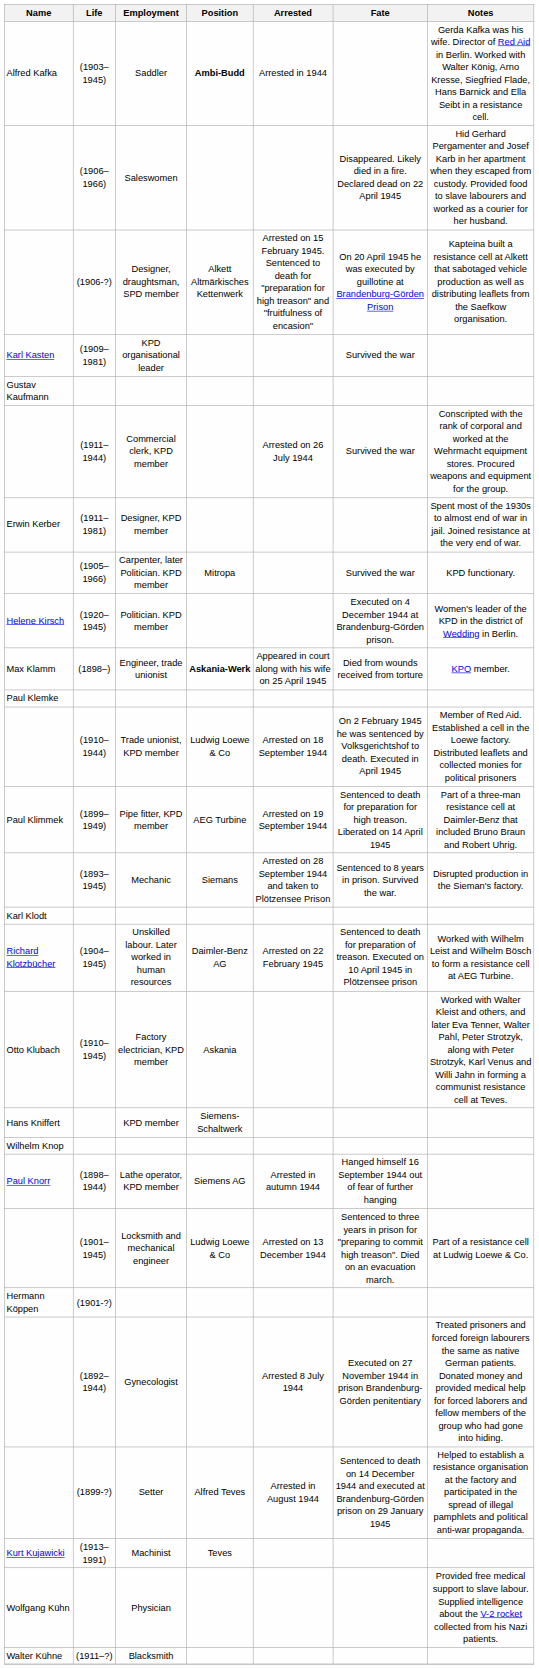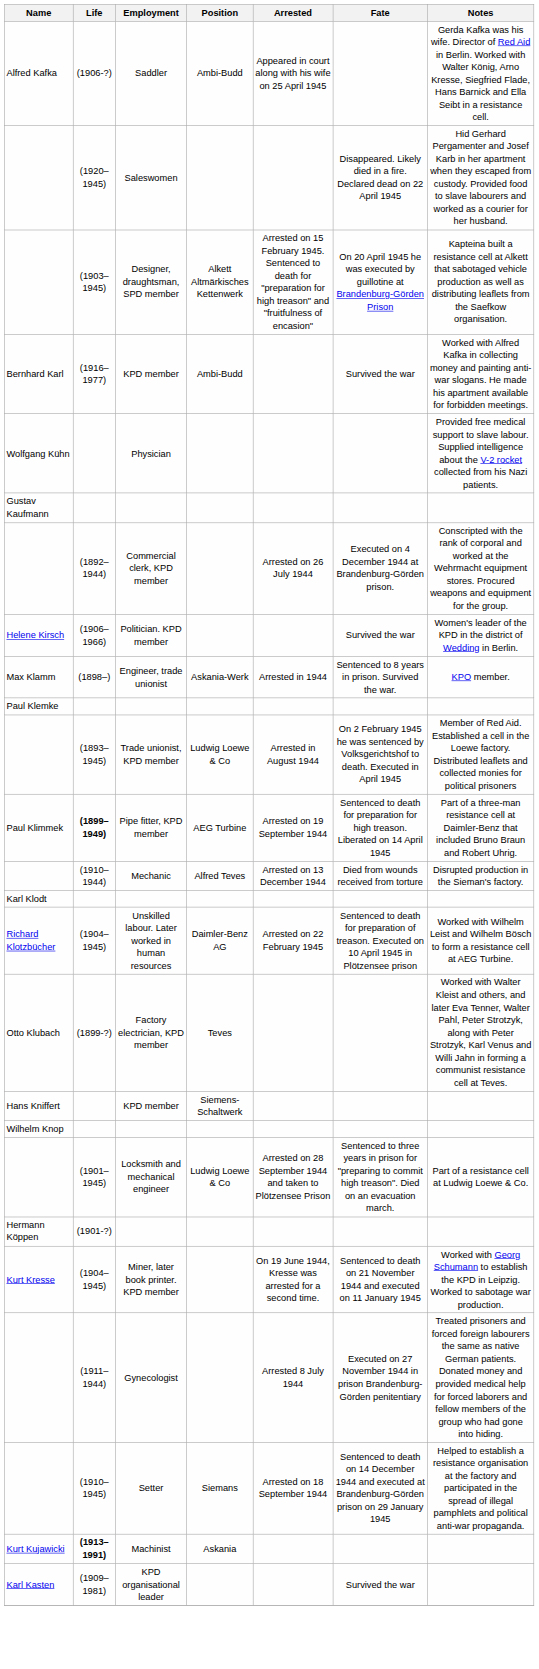(94, 73) (1903–1945) -> (94, 73) (1906-?)
(220, 73) bold -> (220, 73) normal
(293, 73) Arrested in 1944 -> (293, 73) Appeared in court along with his wife on 25 April 1945
(94, 177) (1906–1966) -> (94, 177) (1920–1945)
(94, 282) (1906-?) -> (94, 282) (1903–1945)
+ row: (35, 374)
rows swapped: (30, 355) <-> (38, 1607)
(94, 451) (1911–1944) -> (94, 568) (1892–1944)
(380, 451) Survived the war -> (380, 568) Executed on 4 December 1944 at Brandenburg-Görden prison.
- row: (33, 524)
- row: (39, 573)
(94, 621) (1920–1945) -> (94, 635) (1906–1966)
(380, 621) Executed on 4 December 1944 at Brandenburg-Görden prison. -> (380, 635) Survived the war
(220, 669) bold -> (220, 677) normal
(293, 669) Appeared in court along with his wife on 25 April 1945 -> (293, 677) Arrested in 1944
(380, 669) Died from wounds received from torture -> (380, 677) Sentenced to 8 years in prison. Survived the war.
(94, 746) (1910–1944) -> (94, 754) (1893–1945)
(293, 746) Arrested on 18 September 1944 -> (293, 754) Arrested in August 1944
(94, 819) normal -> (94, 828) bold
(94, 880) (1893–1945) -> (94, 876) (1910–1944)
(220, 880) Siemans -> (220, 876) Alfred Teves
(293, 880) Arrested on 28 September 1944 and taken to Plötzensee Prison -> (293, 876) Arrested on 13 December 1944
(380, 880) Sentenced to 8 years in prison. Survived the war. -> (380, 876) Died from wounds received from torture
(94, 1049) (1910–1945) -> (94, 1032) (1899-?)
(220, 1049) Askania -> (220, 1032) Teves
- row: (28, 1181)
(293, 1248) Arrested on 13 December 1944 -> (293, 1177) Arrested on 28 September 1944 and taken to Plötzensee Prison
+ row: (31, 1279)
(94, 1382) (1892–1944) -> (94, 1377) (1911–1944)
(94, 1492) (1899-?) -> (94, 1488) (1910–1945)
(220, 1492) Alfred Teves -> (220, 1488) Siemans
(293, 1492) Arrested in August 1944 -> (293, 1488) Arrested on 18 September 1944
(94, 1553) normal -> (94, 1549) bold
(220, 1553) Teves -> (220, 1549) Askania
- row: (34, 1656)
